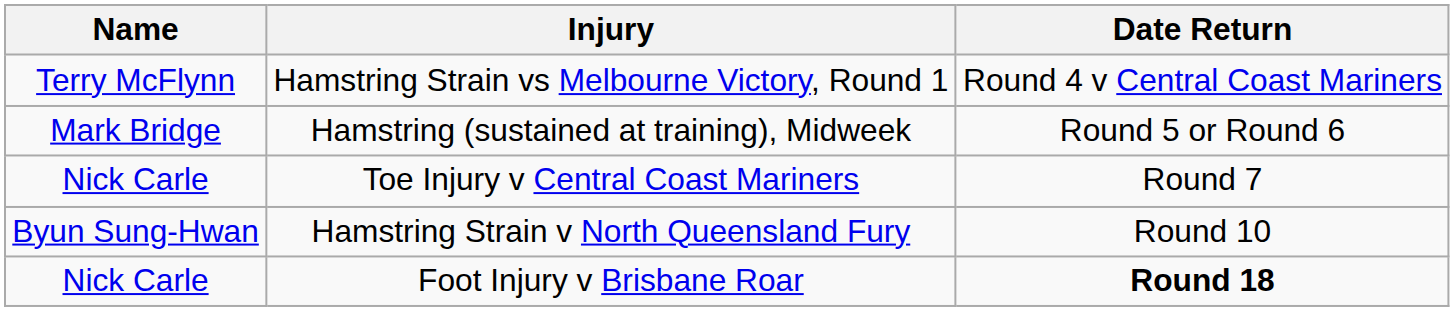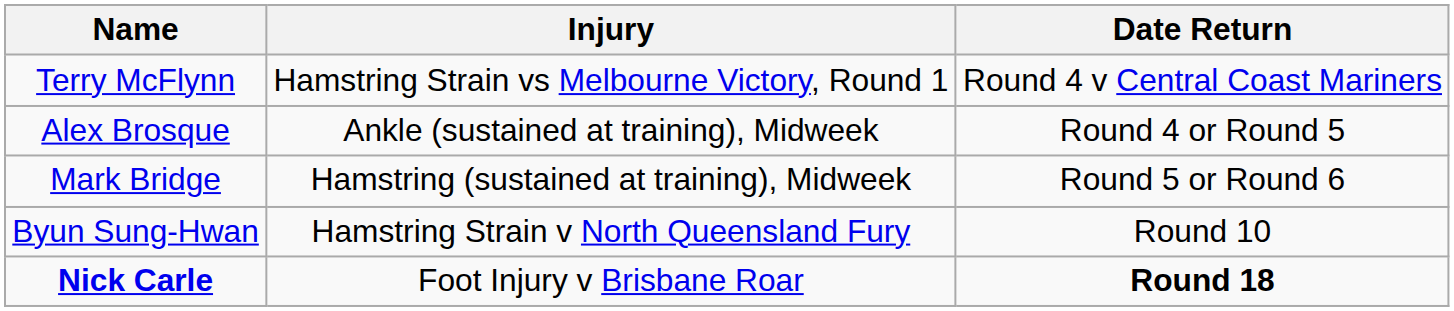+ row: (611, 130)
- row: (611, 180)
(136, 280) normal -> (136, 280) bold
